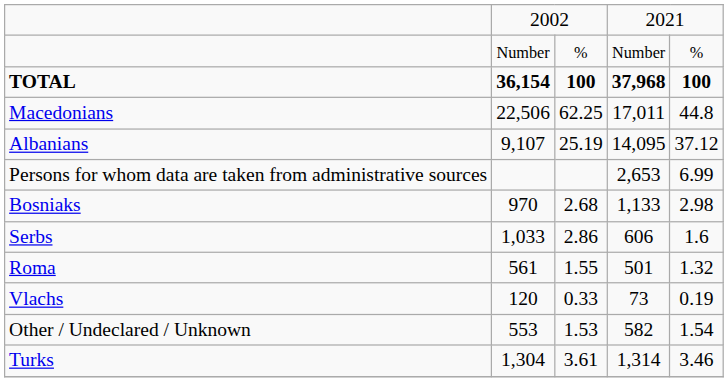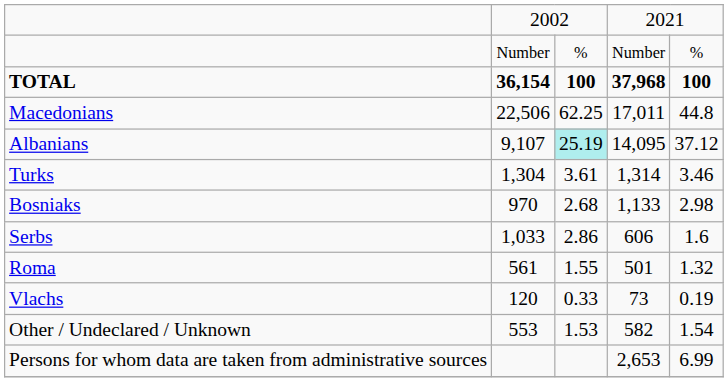(581, 143) no background -> (581, 143) paleturquoise background
rows swapped: (32, 360) <-> (248, 174)
